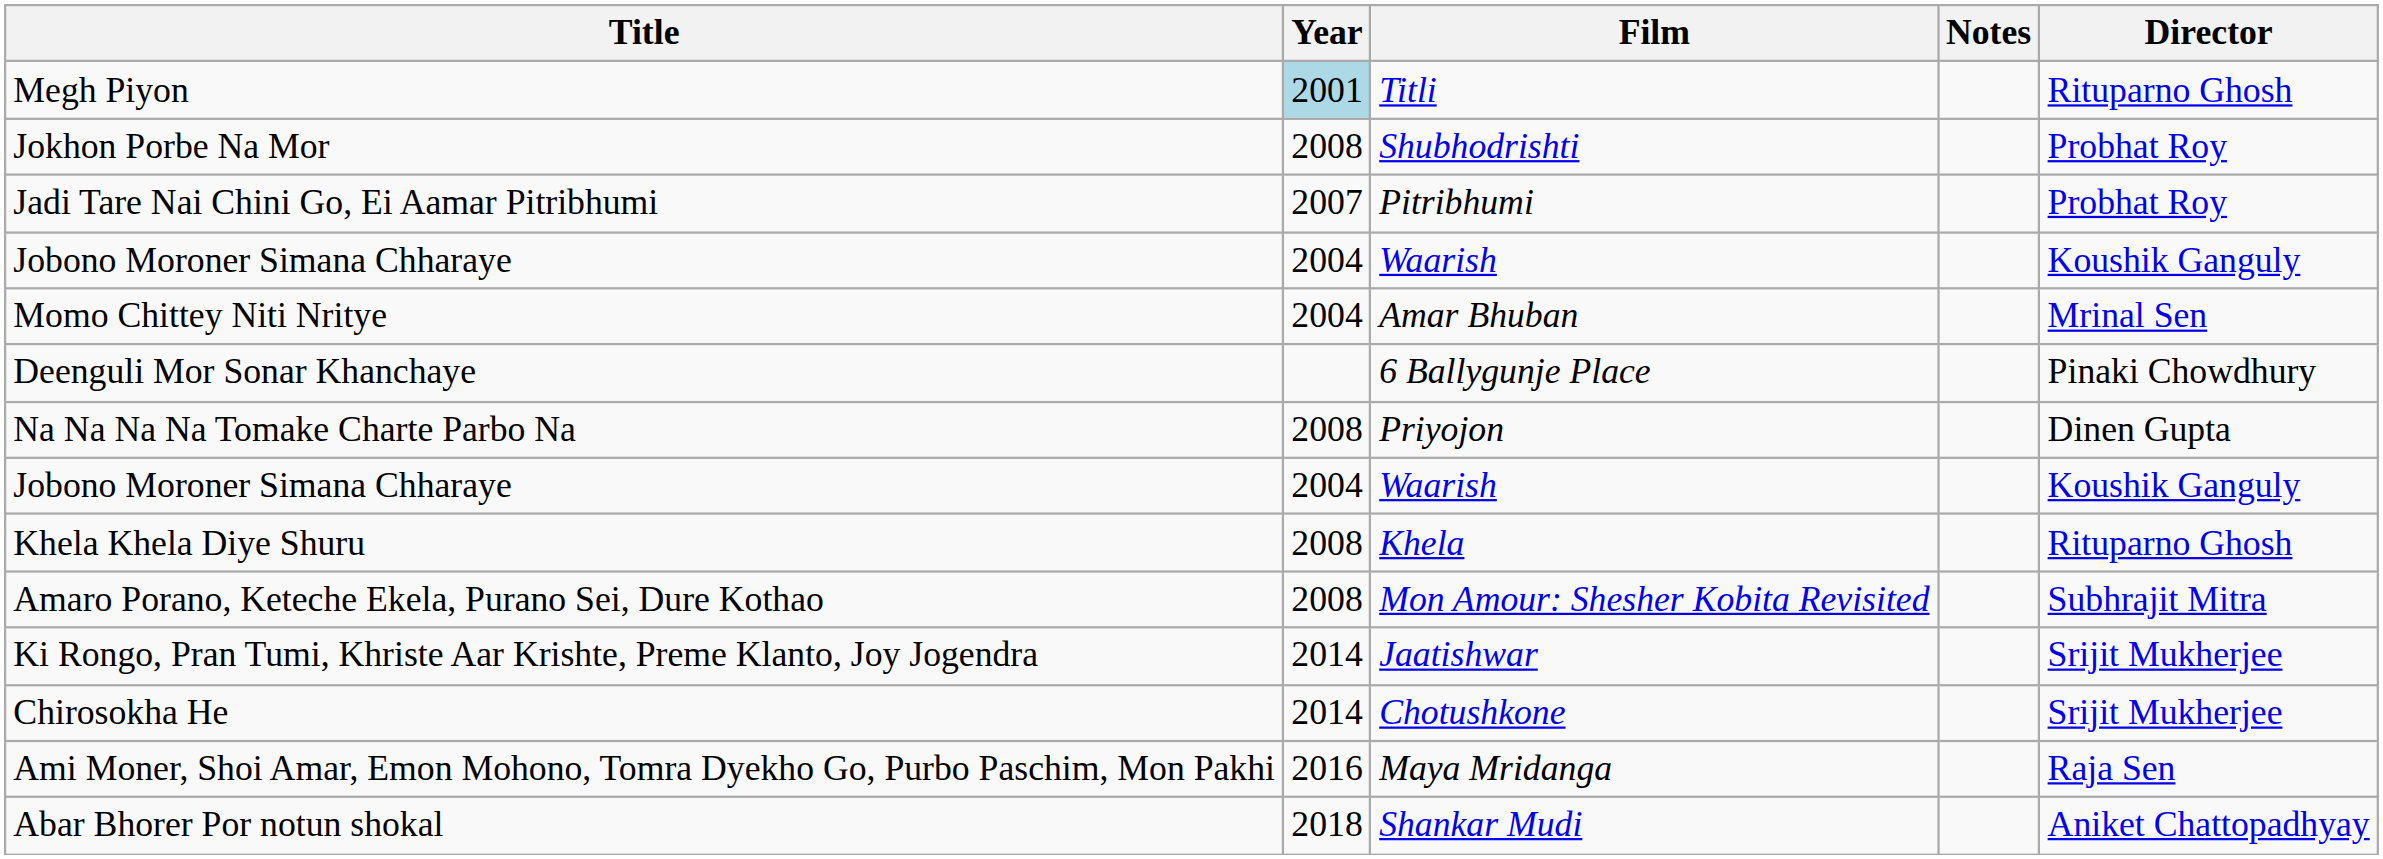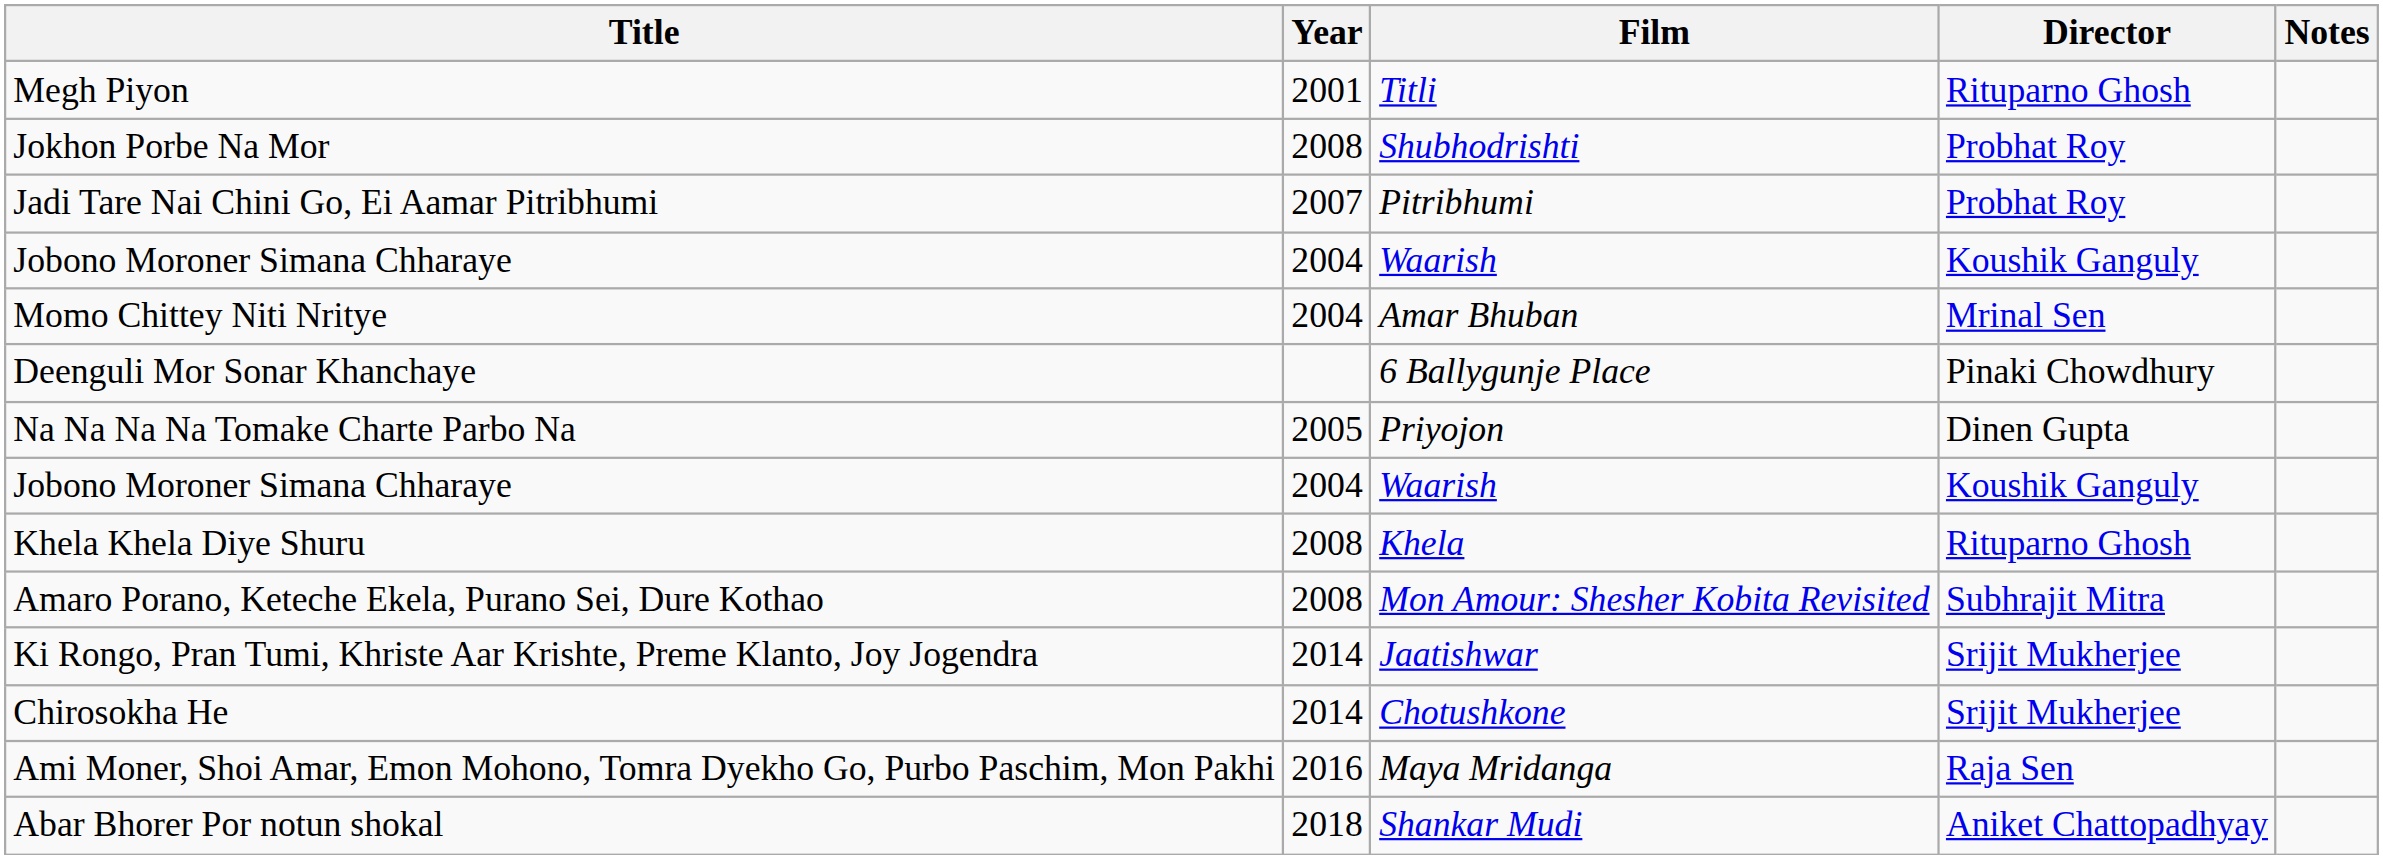columns swapped: (2209, 32) <-> (1989, 32)
(1327, 89) lightblue background -> (1327, 89) no background
(1327, 428) 2008 -> (1327, 428) 2005
